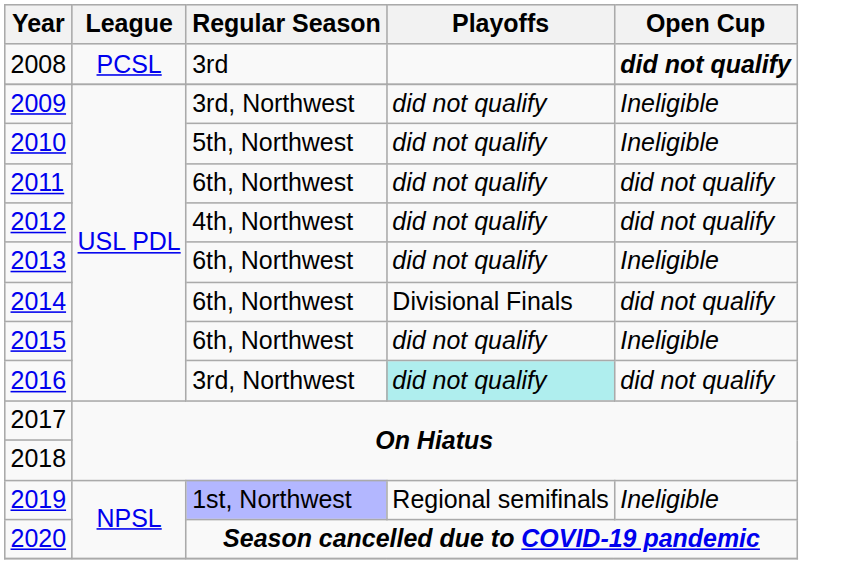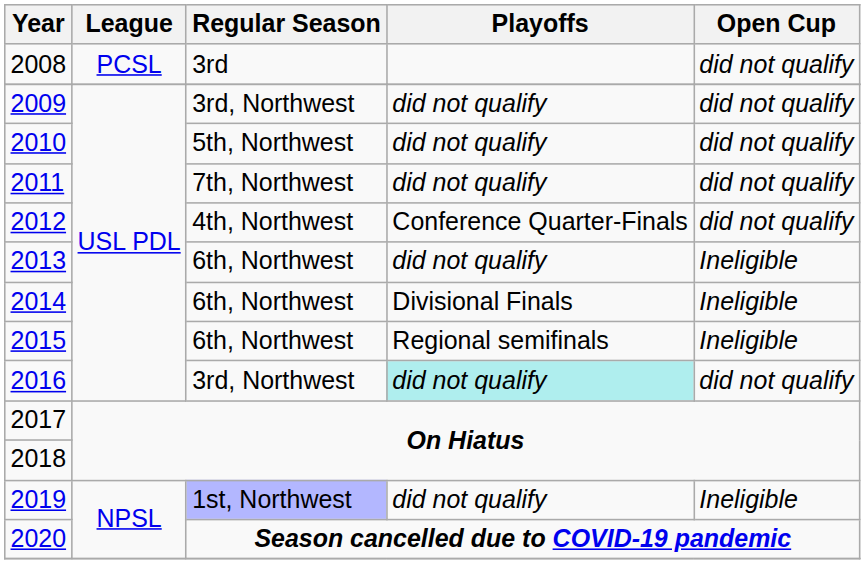(706, 63) bold -> (776, 63) normal
(670, 103) Ineligible -> (776, 103) did not qualify
(670, 143) Ineligible -> (776, 143) did not qualify
(273, 182) 6th, Northwest -> (273, 182) 7th, Northwest
(469, 222) did not qualify -> (540, 222) Conference Quarter-Finals
(697, 301) did not qualify -> (749, 301) Ineligible
(469, 340) did not qualify -> (501, 340) Regional semifinals
(501, 499) Regional semifinals -> (469, 499) did not qualify
